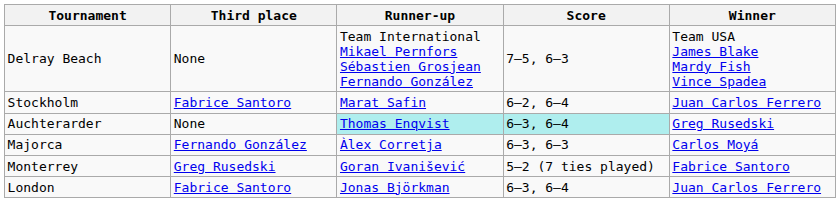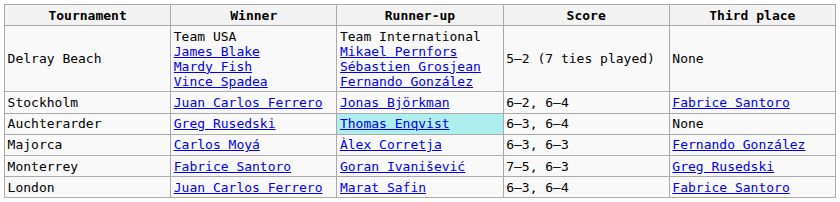columns swapped: (752, 15) <-> (254, 15)
(537, 59) 7–5, 6–3 -> (581, 59) 5–2 (7 ties played)
(383, 102) Marat Safin -> (395, 102) Jonas Björkman
(537, 124) paleturquoise background -> (537, 124) no background
(581, 166) 5–2 (7 ties played) -> (537, 166) 7–5, 6–3
(395, 187) Jonas Björkman -> (383, 187) Marat Safin
